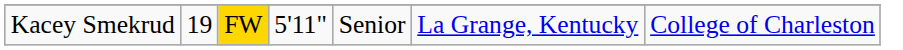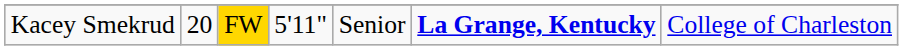(200, 24) 19 -> (200, 24) 20
(528, 24) normal -> (536, 24) bold
